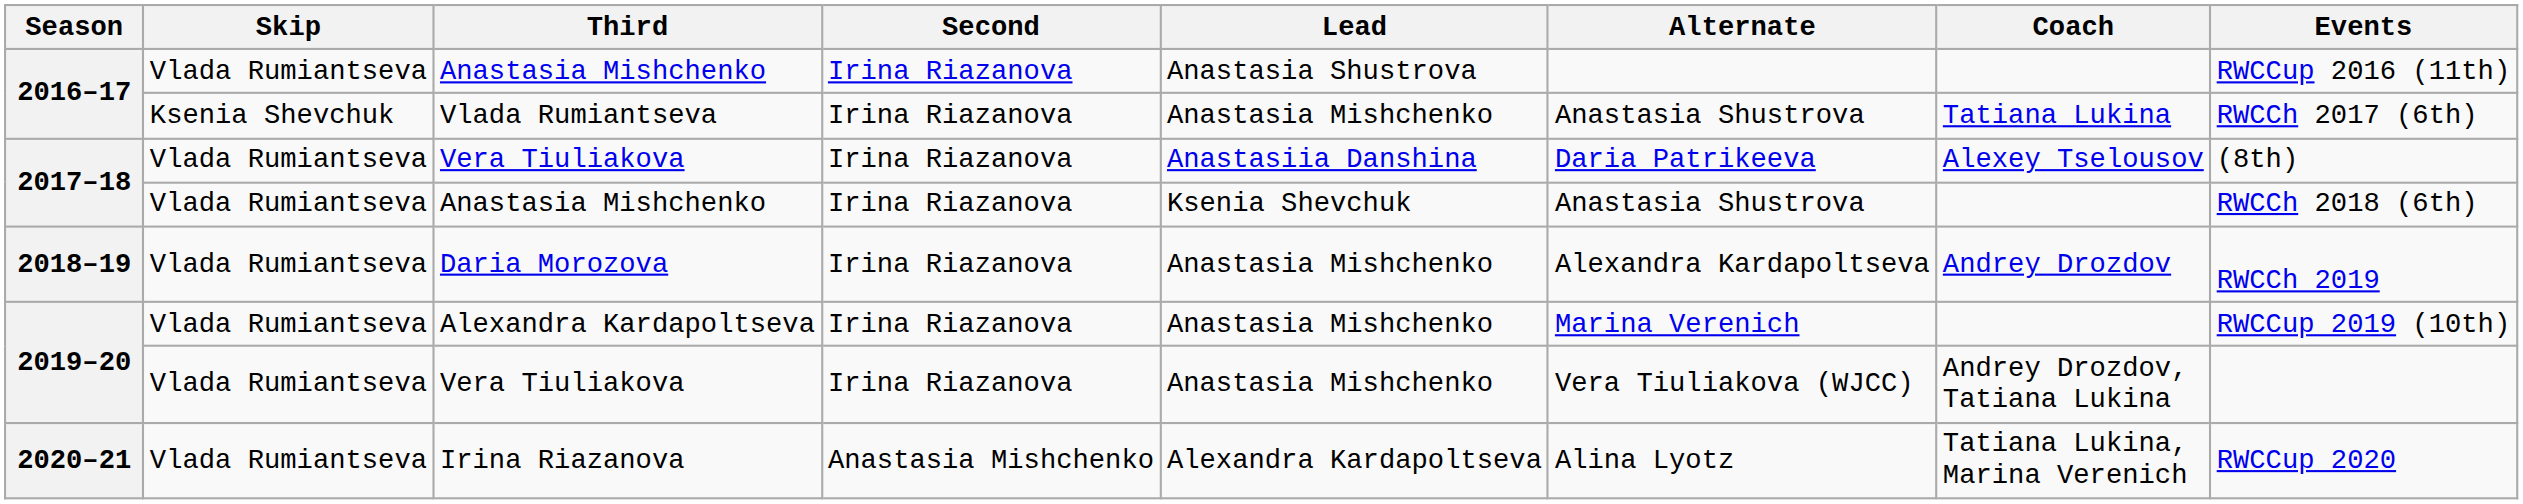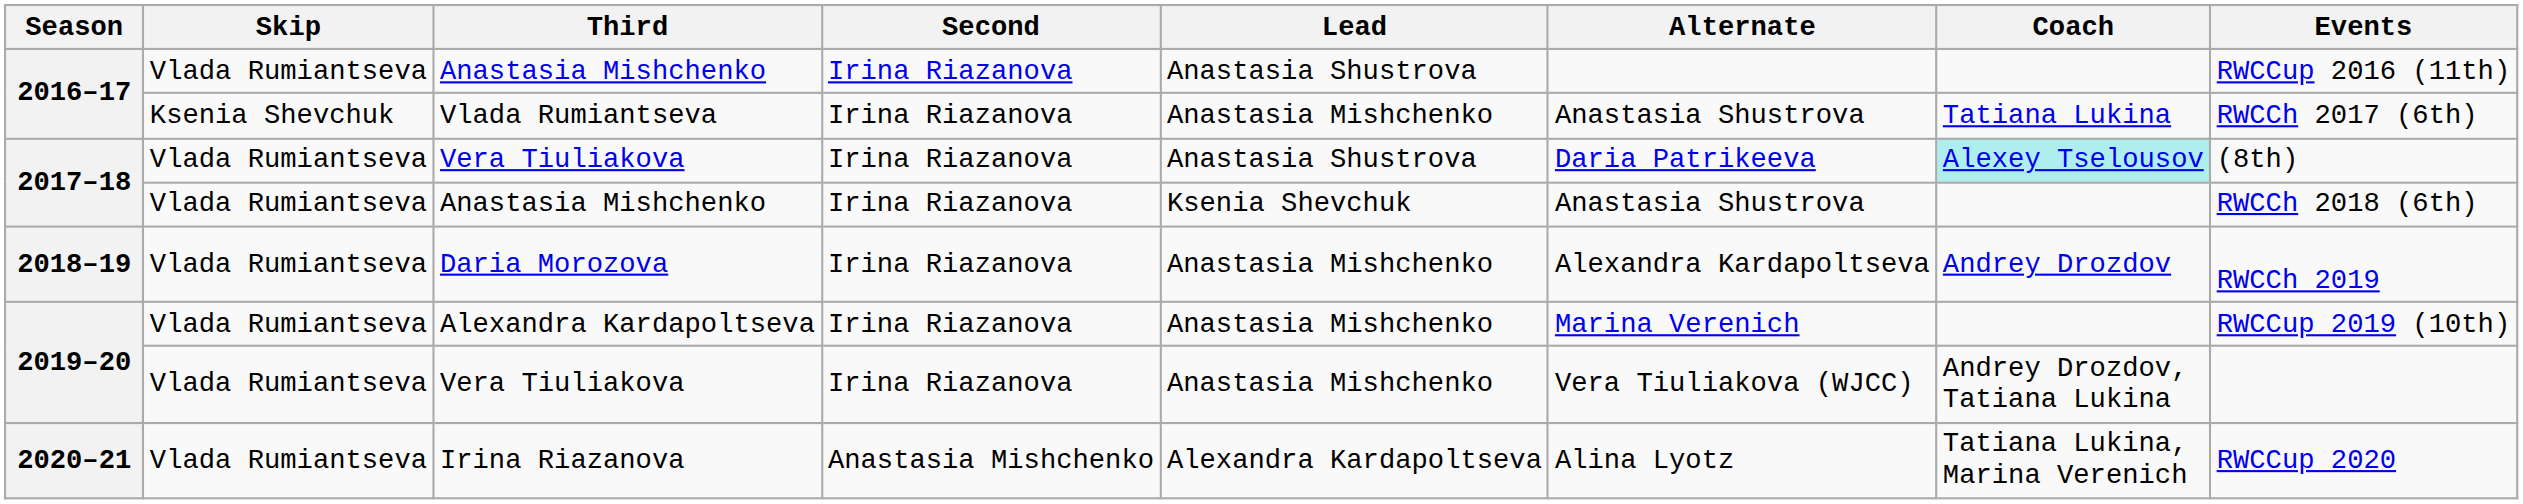(1322, 160) Anastasiia Danshina -> (1322, 160) Anastasia Shustrova
(2073, 160) no background -> (2073, 160) paleturquoise background
